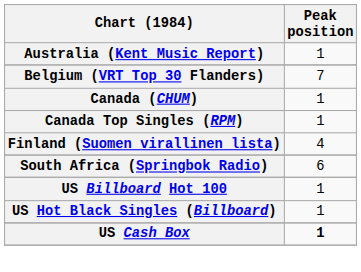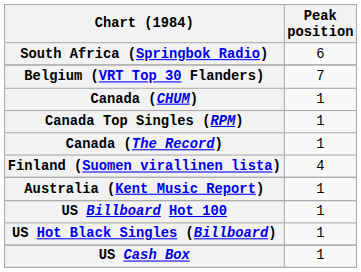rows swapped: (144, 54) <-> (144, 166)
+ row: (144, 144)
(320, 234) bold -> (320, 256) normal
